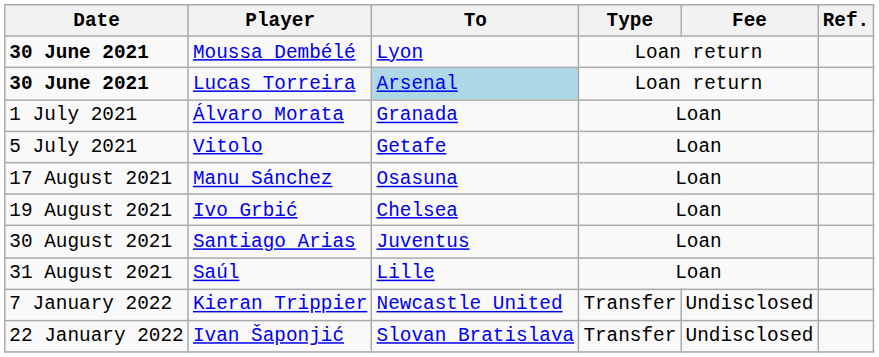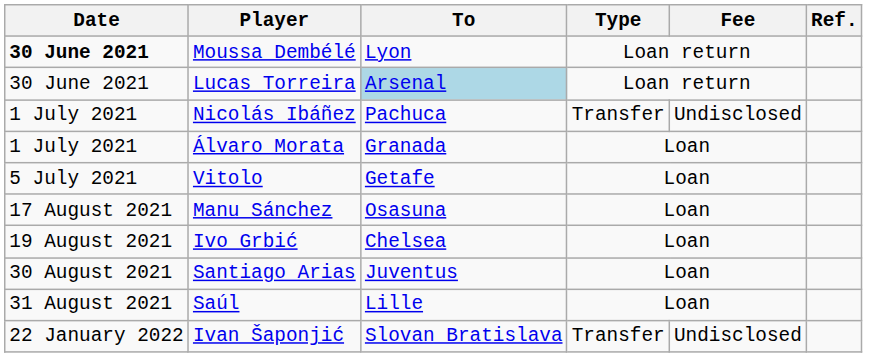(79, 84) bold -> (79, 84) normal
+ row: (274, 115)
- row: (280, 305)
